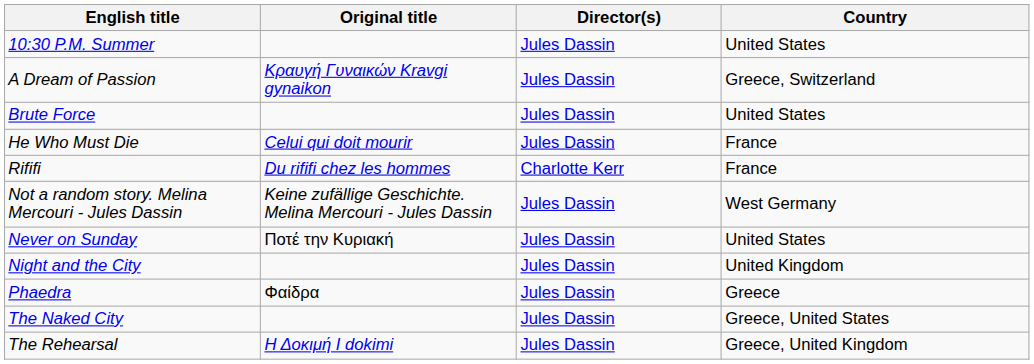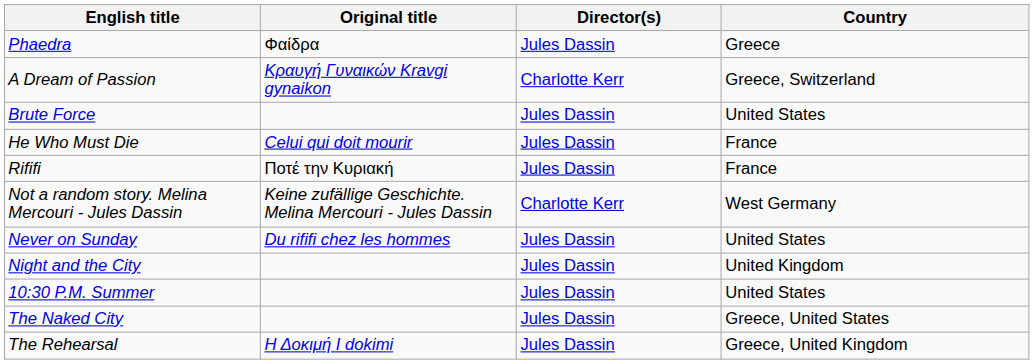rows swapped: (81, 44) <-> (40, 292)
(568, 79) Jules Dassin -> (572, 79) Charlotte Kerr
(357, 168) Du rififi chez les hommes -> (329, 168) Ποτέ την Κυριακή
(572, 168) Charlotte Kerr -> (568, 168) Jules Dassin
(568, 204) Jules Dassin -> (572, 204) Charlotte Kerr
(329, 239) Ποτέ την Κυριακή -> (357, 239) Du rififi chez les hommes
